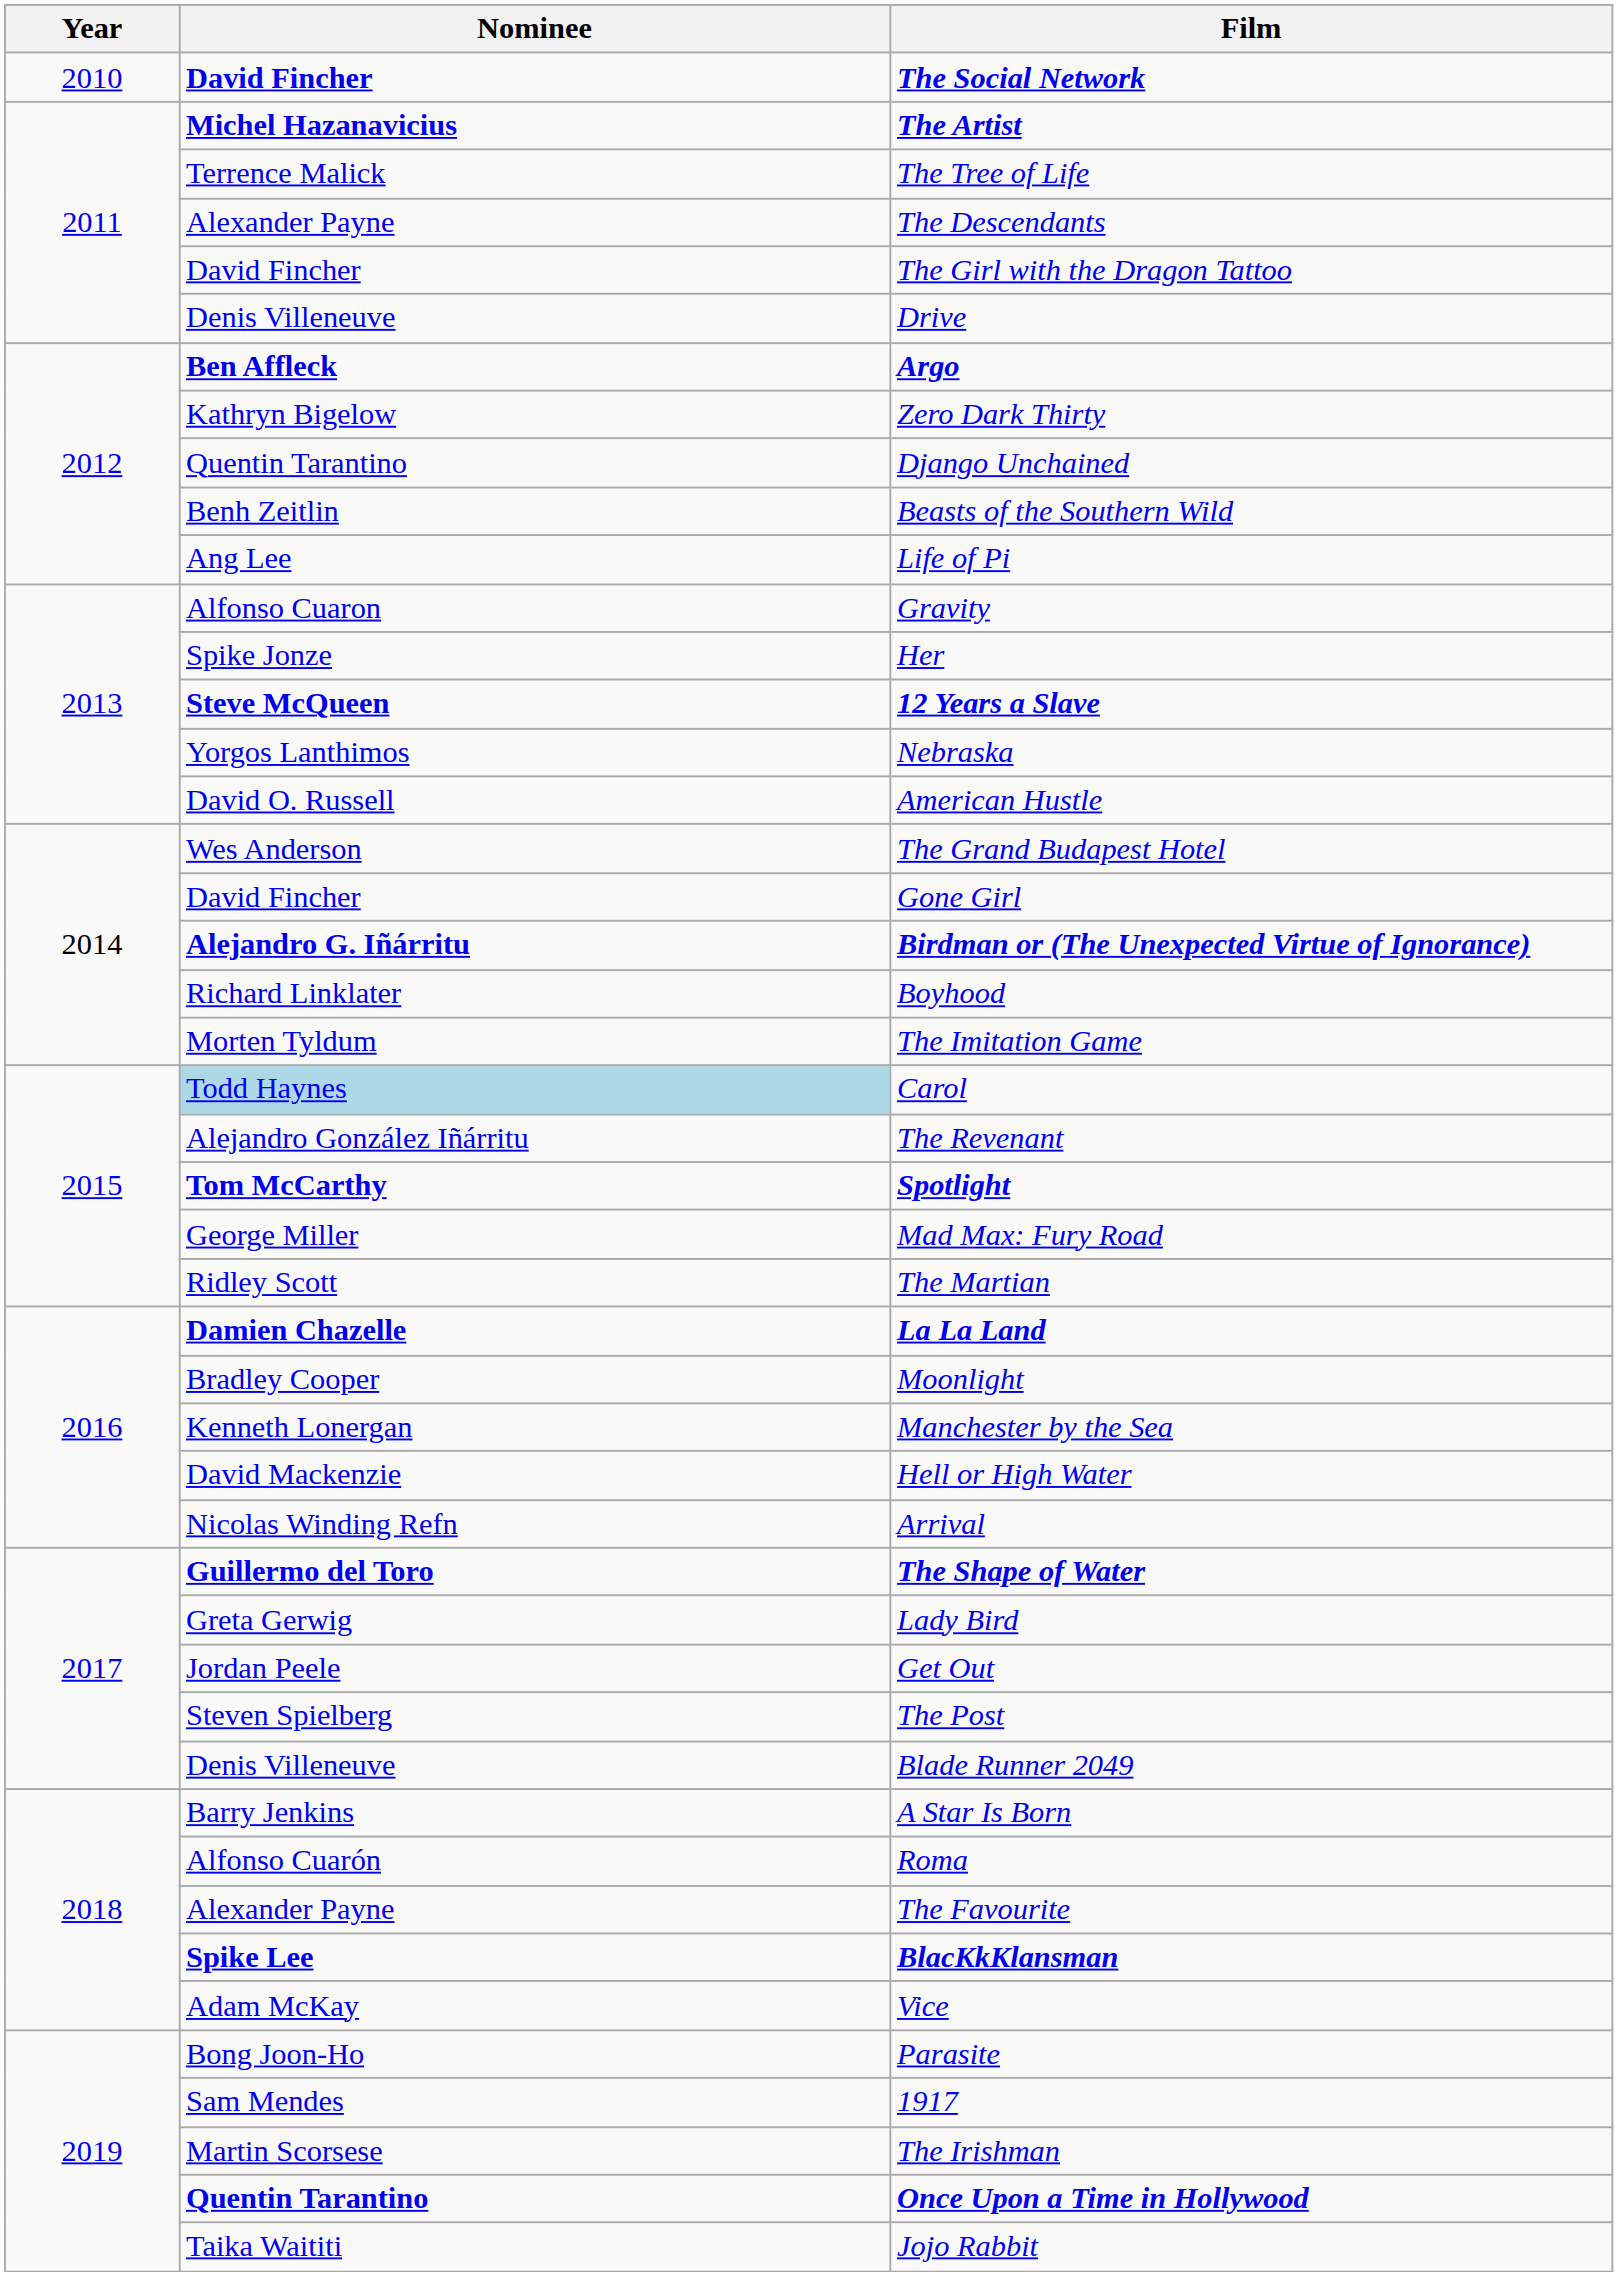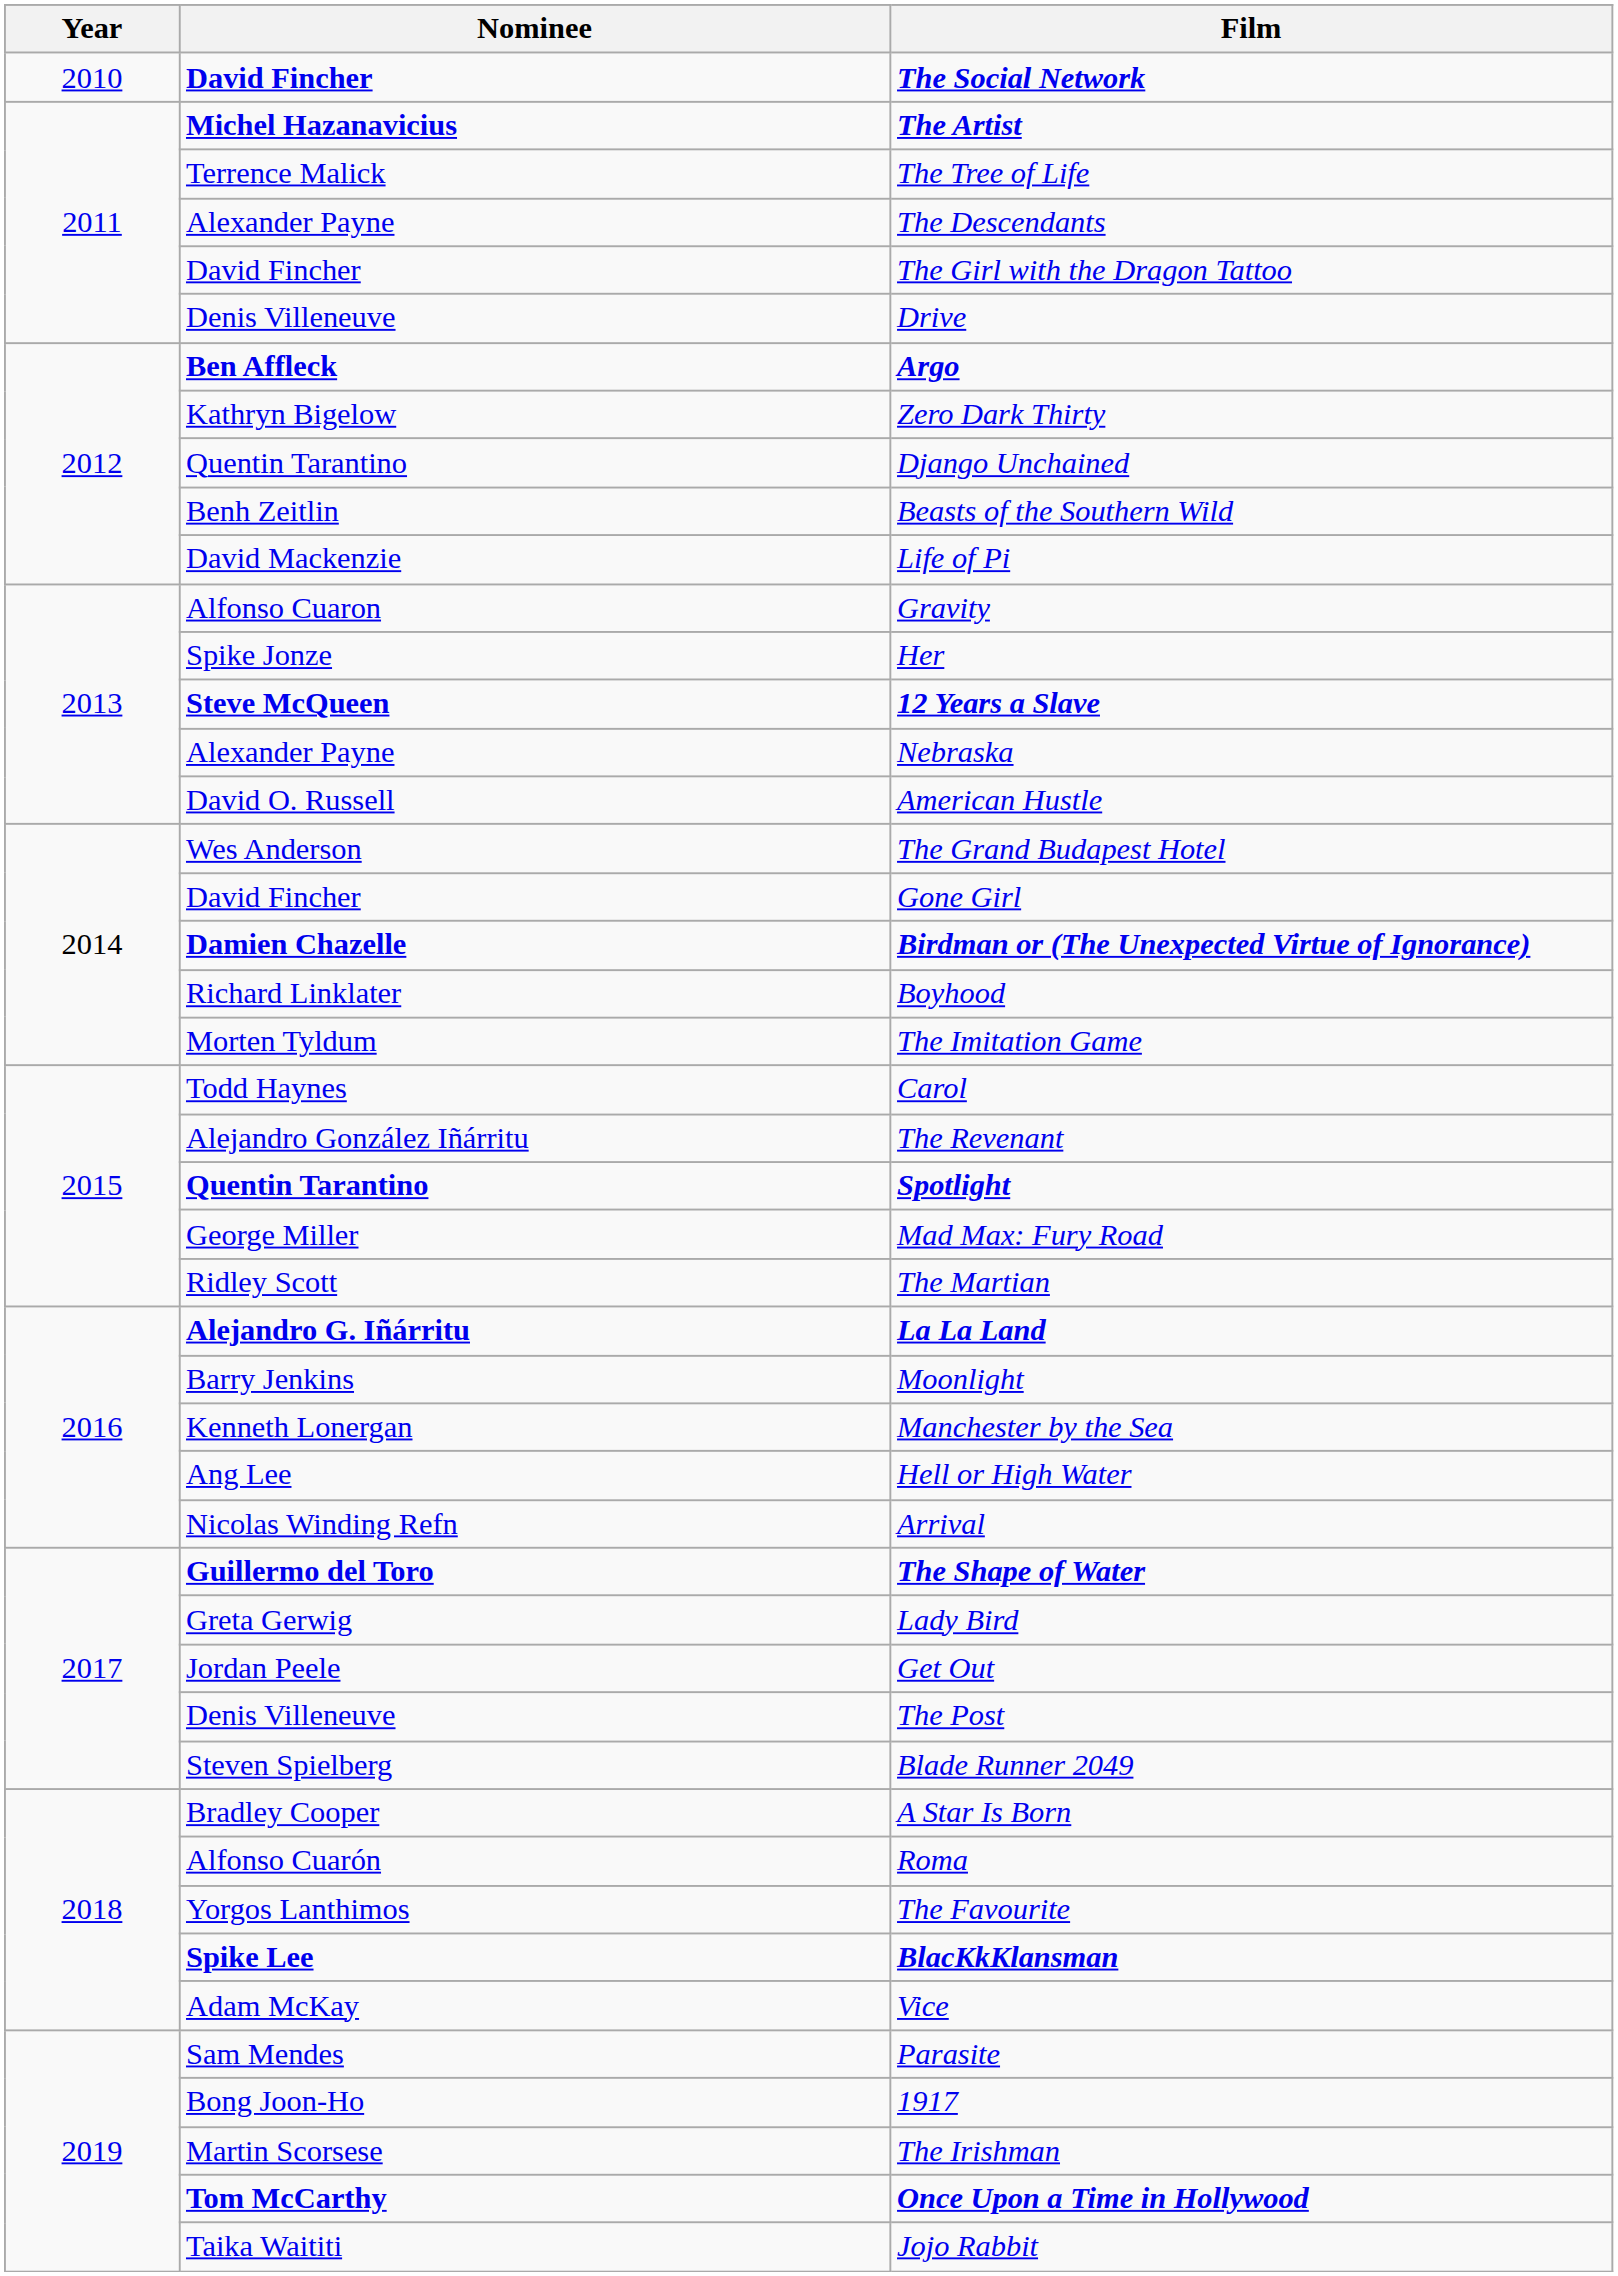(239, 558) Ang Lee -> (294, 558) David Mackenzie
(298, 751) Yorgos Lanthimos -> (290, 751) Alexander Payne
(328, 944) Alejandro G. Iñárritu -> (296, 944) Damien Chazelle
(266, 1089) lightblue background -> (266, 1089) no background
(286, 1185) Tom McCarthy -> (307, 1185) Quentin Tarantino
(296, 1330) Damien Chazelle -> (328, 1330) Alejandro G. Iñárritu
(283, 1378) Bradley Cooper -> (270, 1378) Barry Jenkins
(294, 1474) David Mackenzie -> (239, 1474) Ang Lee
(289, 1716) Steven Spielberg -> (291, 1716) Denis Villeneuve
(291, 1764) Denis Villeneuve -> (289, 1764) Steven Spielberg
(270, 1812) Barry Jenkins -> (283, 1812) Bradley Cooper
(290, 1908) Alexander Payne -> (298, 1908) Yorgos Lanthimos
(275, 2053) Bong Joon-Ho -> (265, 2053) Sam Mendes
(265, 2101) Sam Mendes -> (275, 2101) Bong Joon-Ho
(307, 2198) Quentin Tarantino -> (286, 2198) Tom McCarthy
